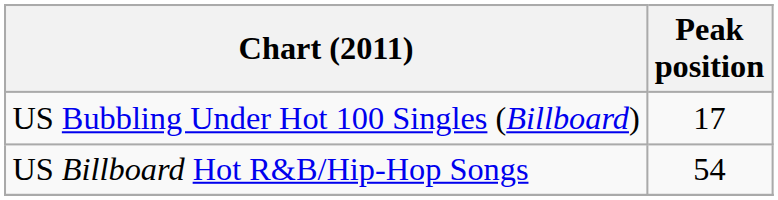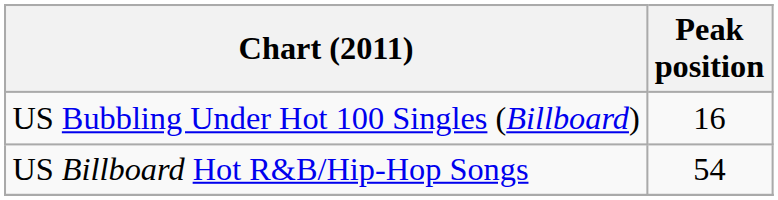(709, 117) 17 -> (709, 117) 16
